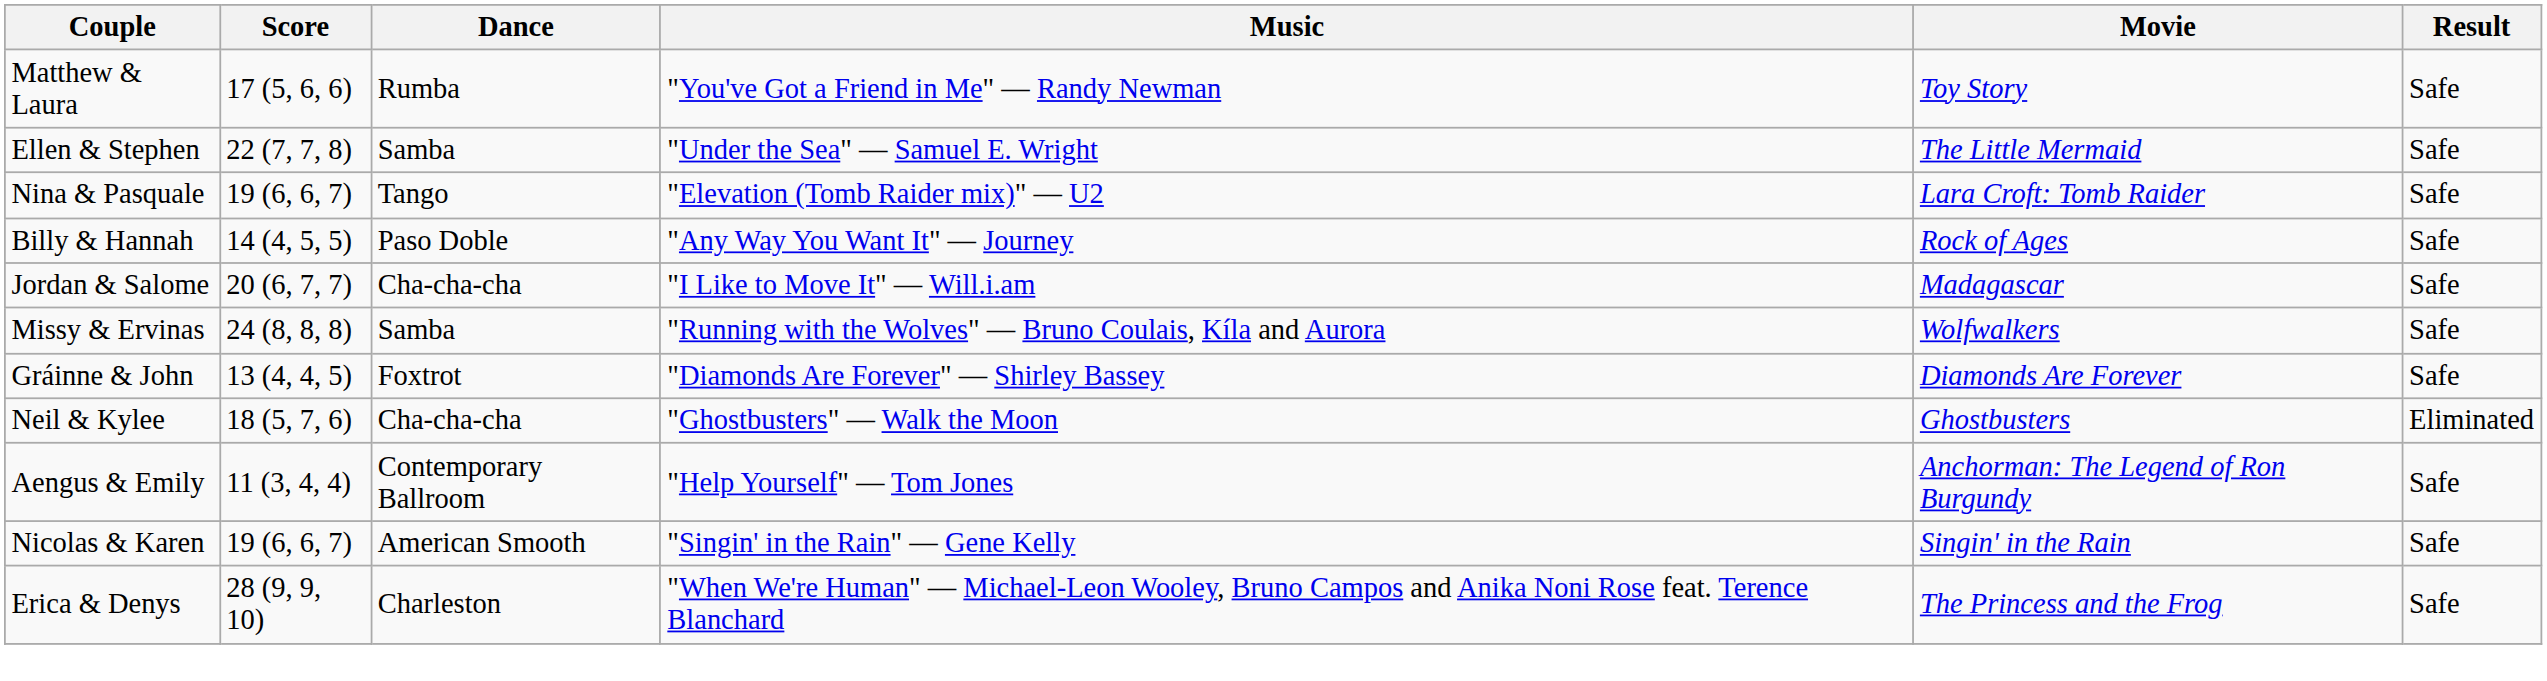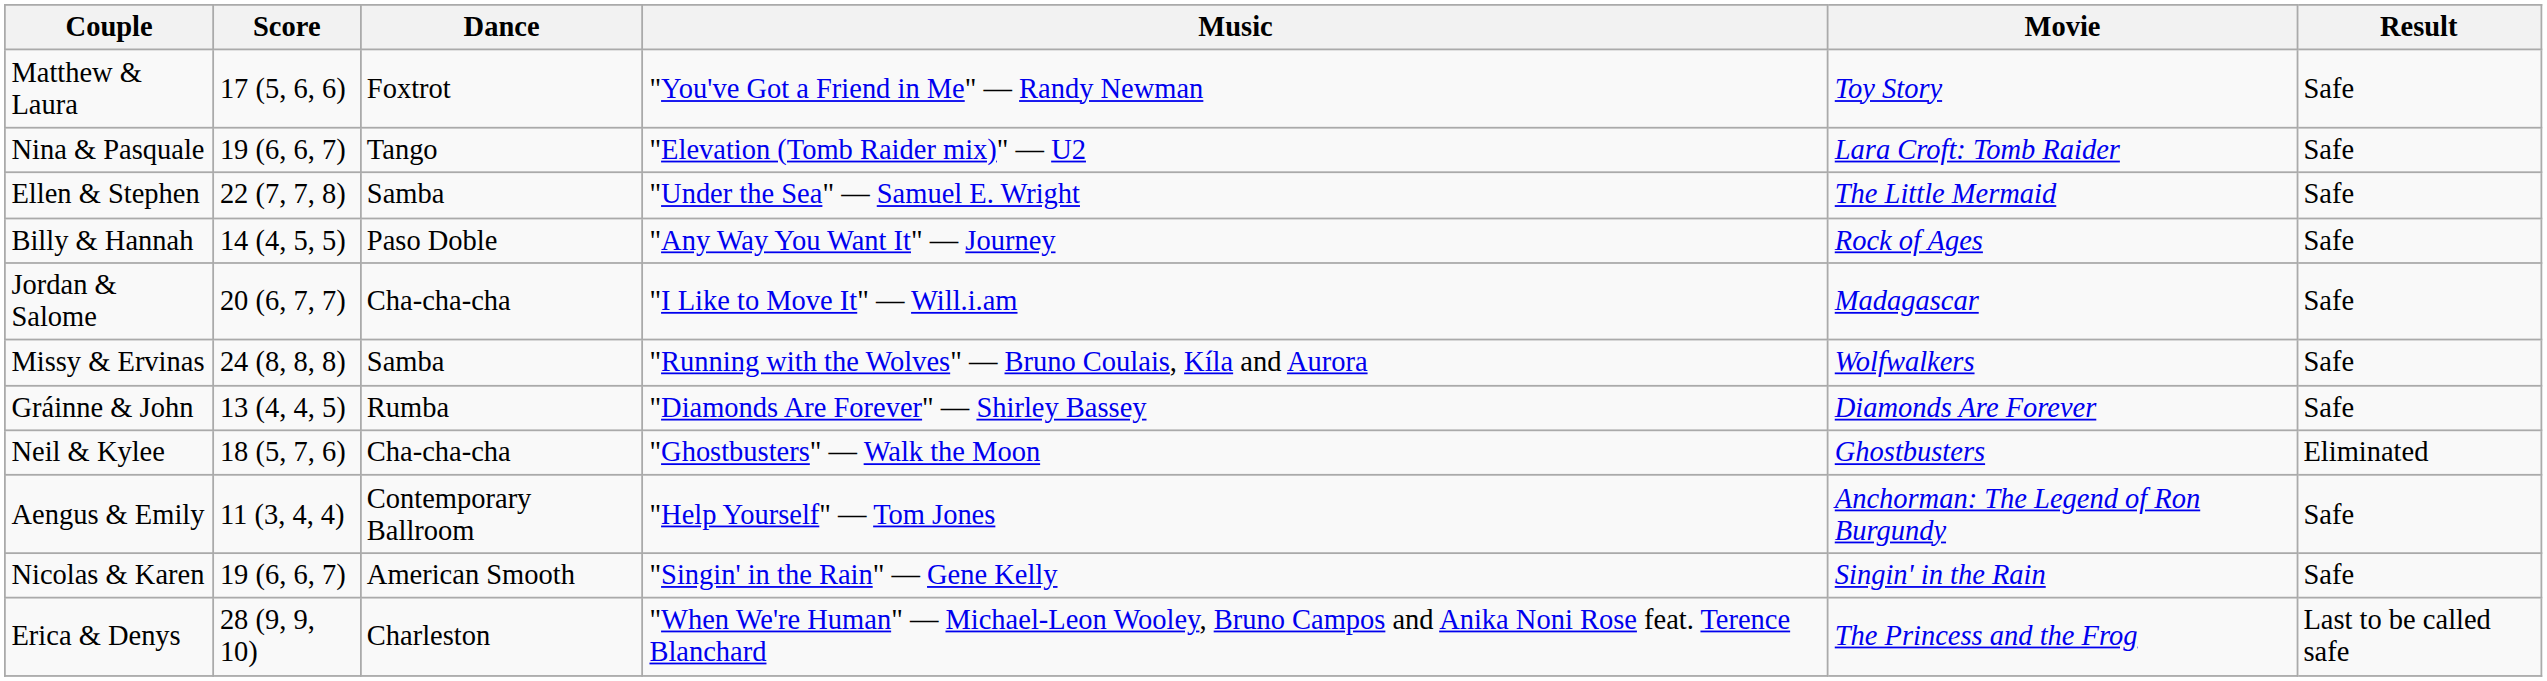(419, 88) Rumba -> (409, 88) Foxtrot
rows swapped: (108, 194) <-> (106, 149)
(420, 375) Foxtrot -> (408, 407) Rumba
(2434, 604) Safe -> (2397, 636) Last to be called safe
